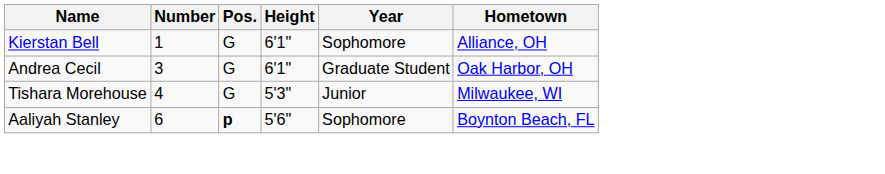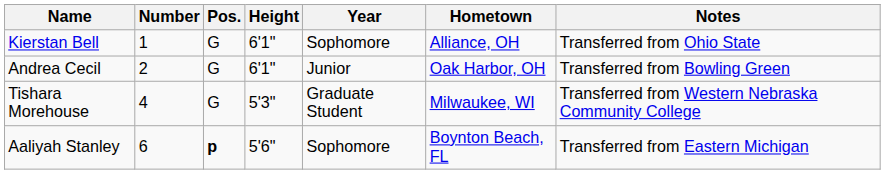+ column: (718, 17)
(159, 68) 3 -> (143, 68) 2
(386, 68) Graduate Student -> (329, 68) Junior
(344, 94) Junior -> (340, 103) Graduate Student
